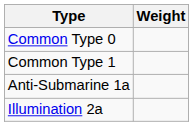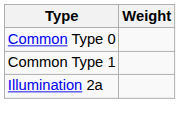- row: (69, 86)
